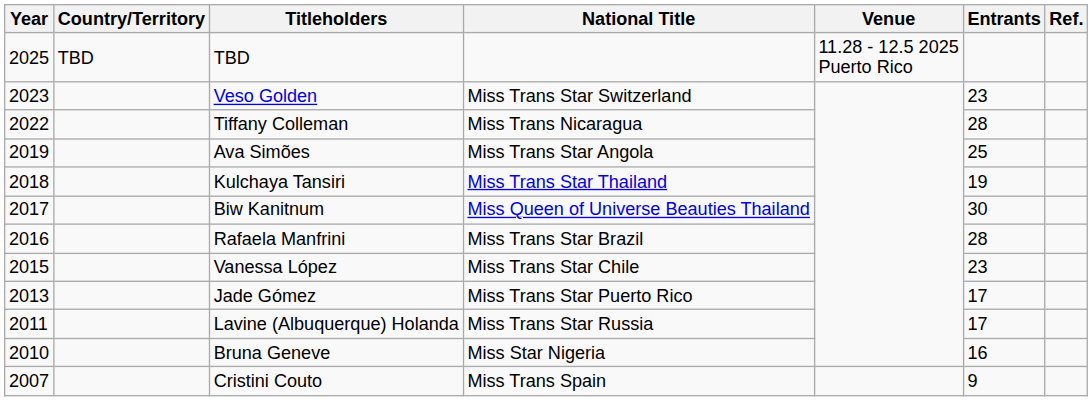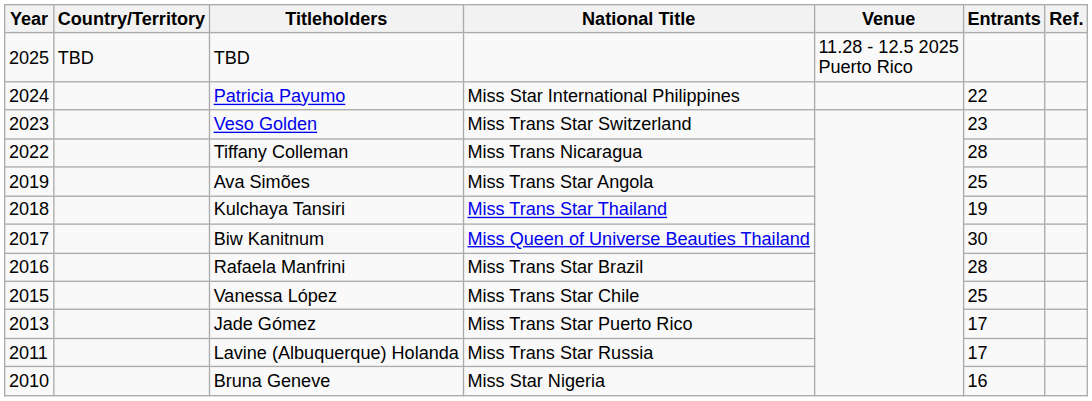+ row: (279, 95)
(977, 267) 23 -> (977, 295) 25
- row: (268, 381)
